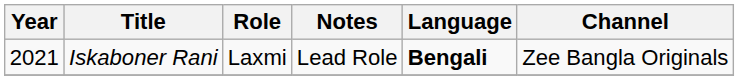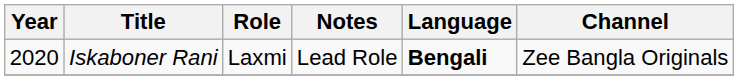(34, 57) 2021 -> (34, 57) 2020
